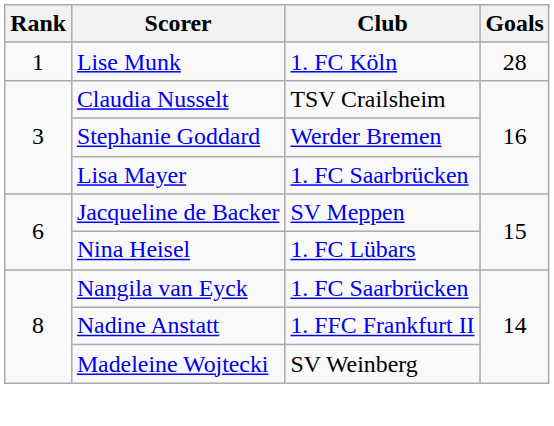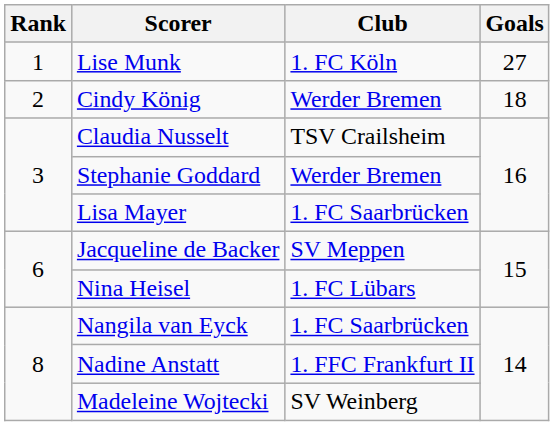(515, 61) 28 -> (515, 61) 27
+ row: (139, 99)
